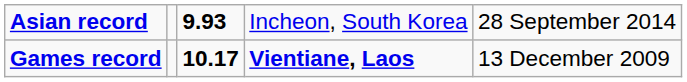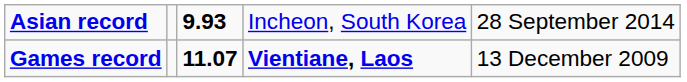(211, 58) 10.17 -> (210, 58) 11.07
